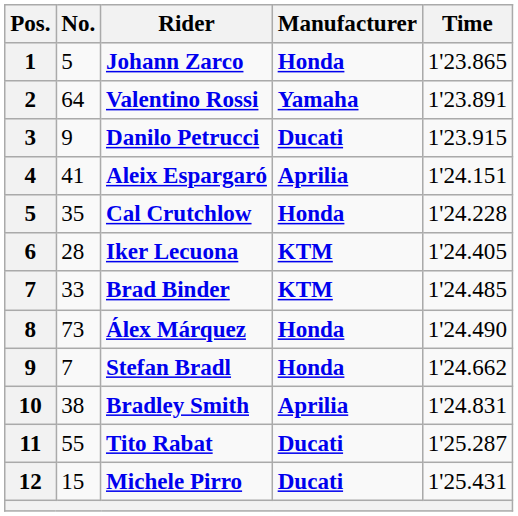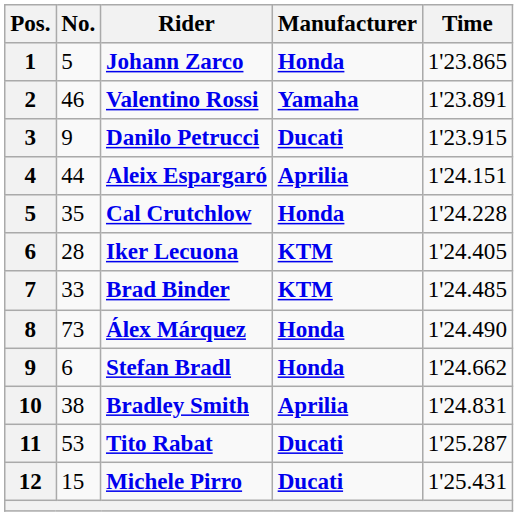(73, 99) 64 -> (73, 99) 46
(73, 176) 41 -> (73, 176) 44
(67, 366) 7 -> (67, 366) 6
(73, 442) 55 -> (73, 442) 53
